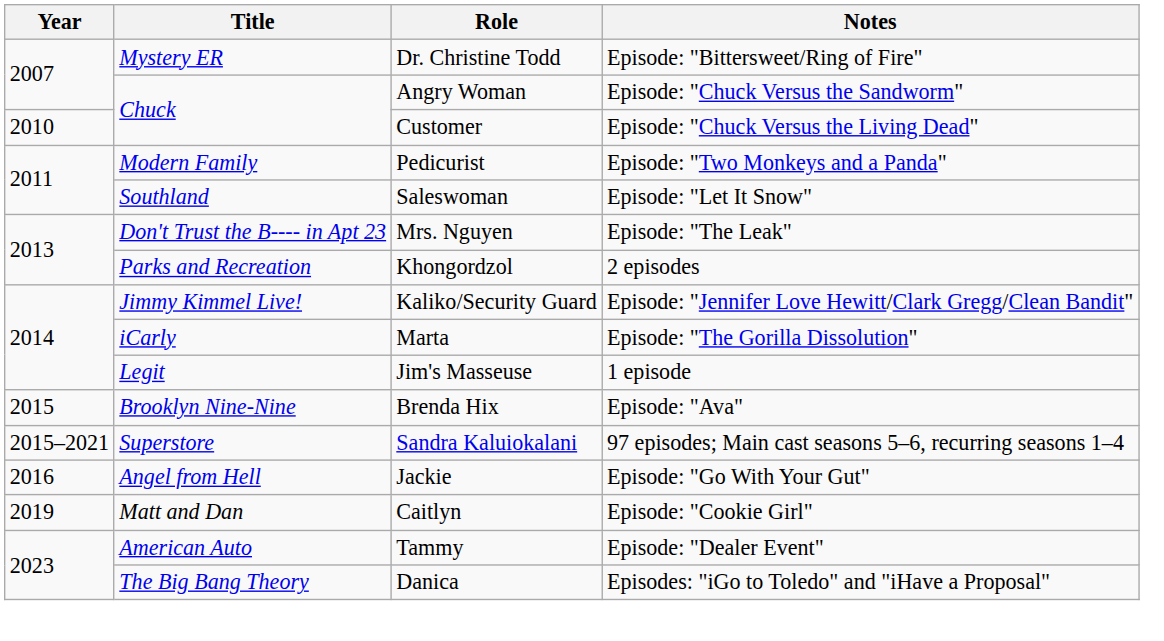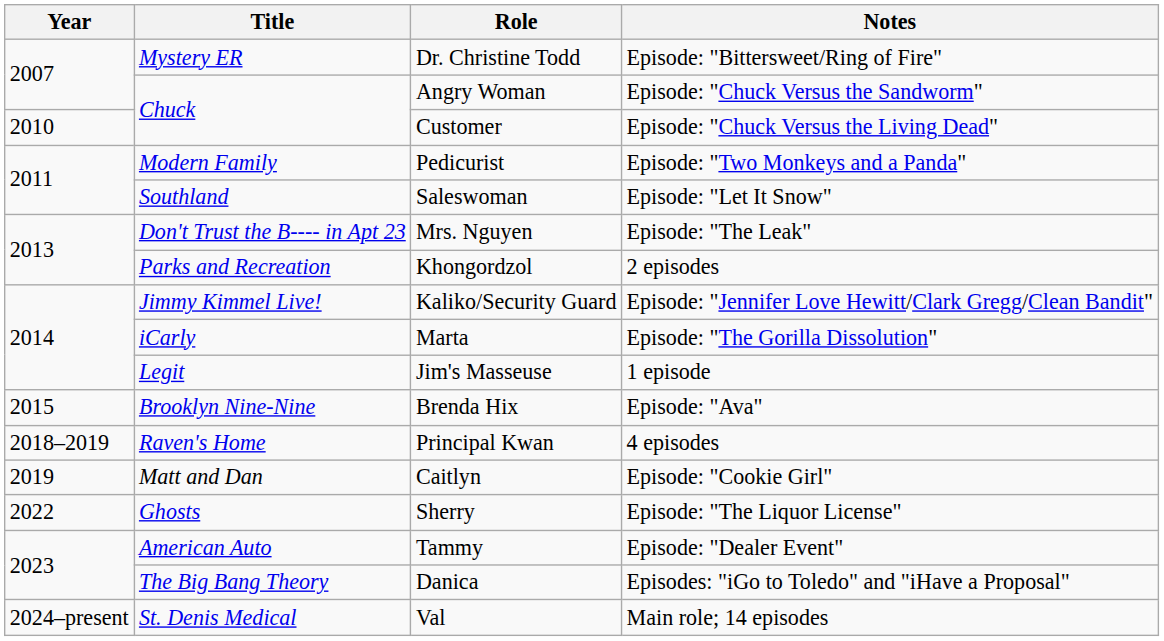- row: (487, 442)
- row: (424, 477)
+ row: (485, 442)
+ row: (445, 512)
+ row: (431, 617)
